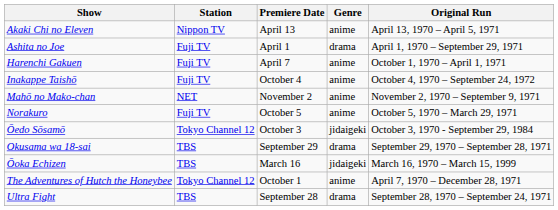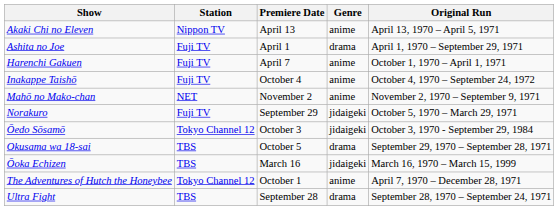(280, 113) October 5 -> (289, 113) September 29
(342, 113) anime -> (348, 113) jidaigeki
(289, 146) September 29 -> (280, 146) October 5
